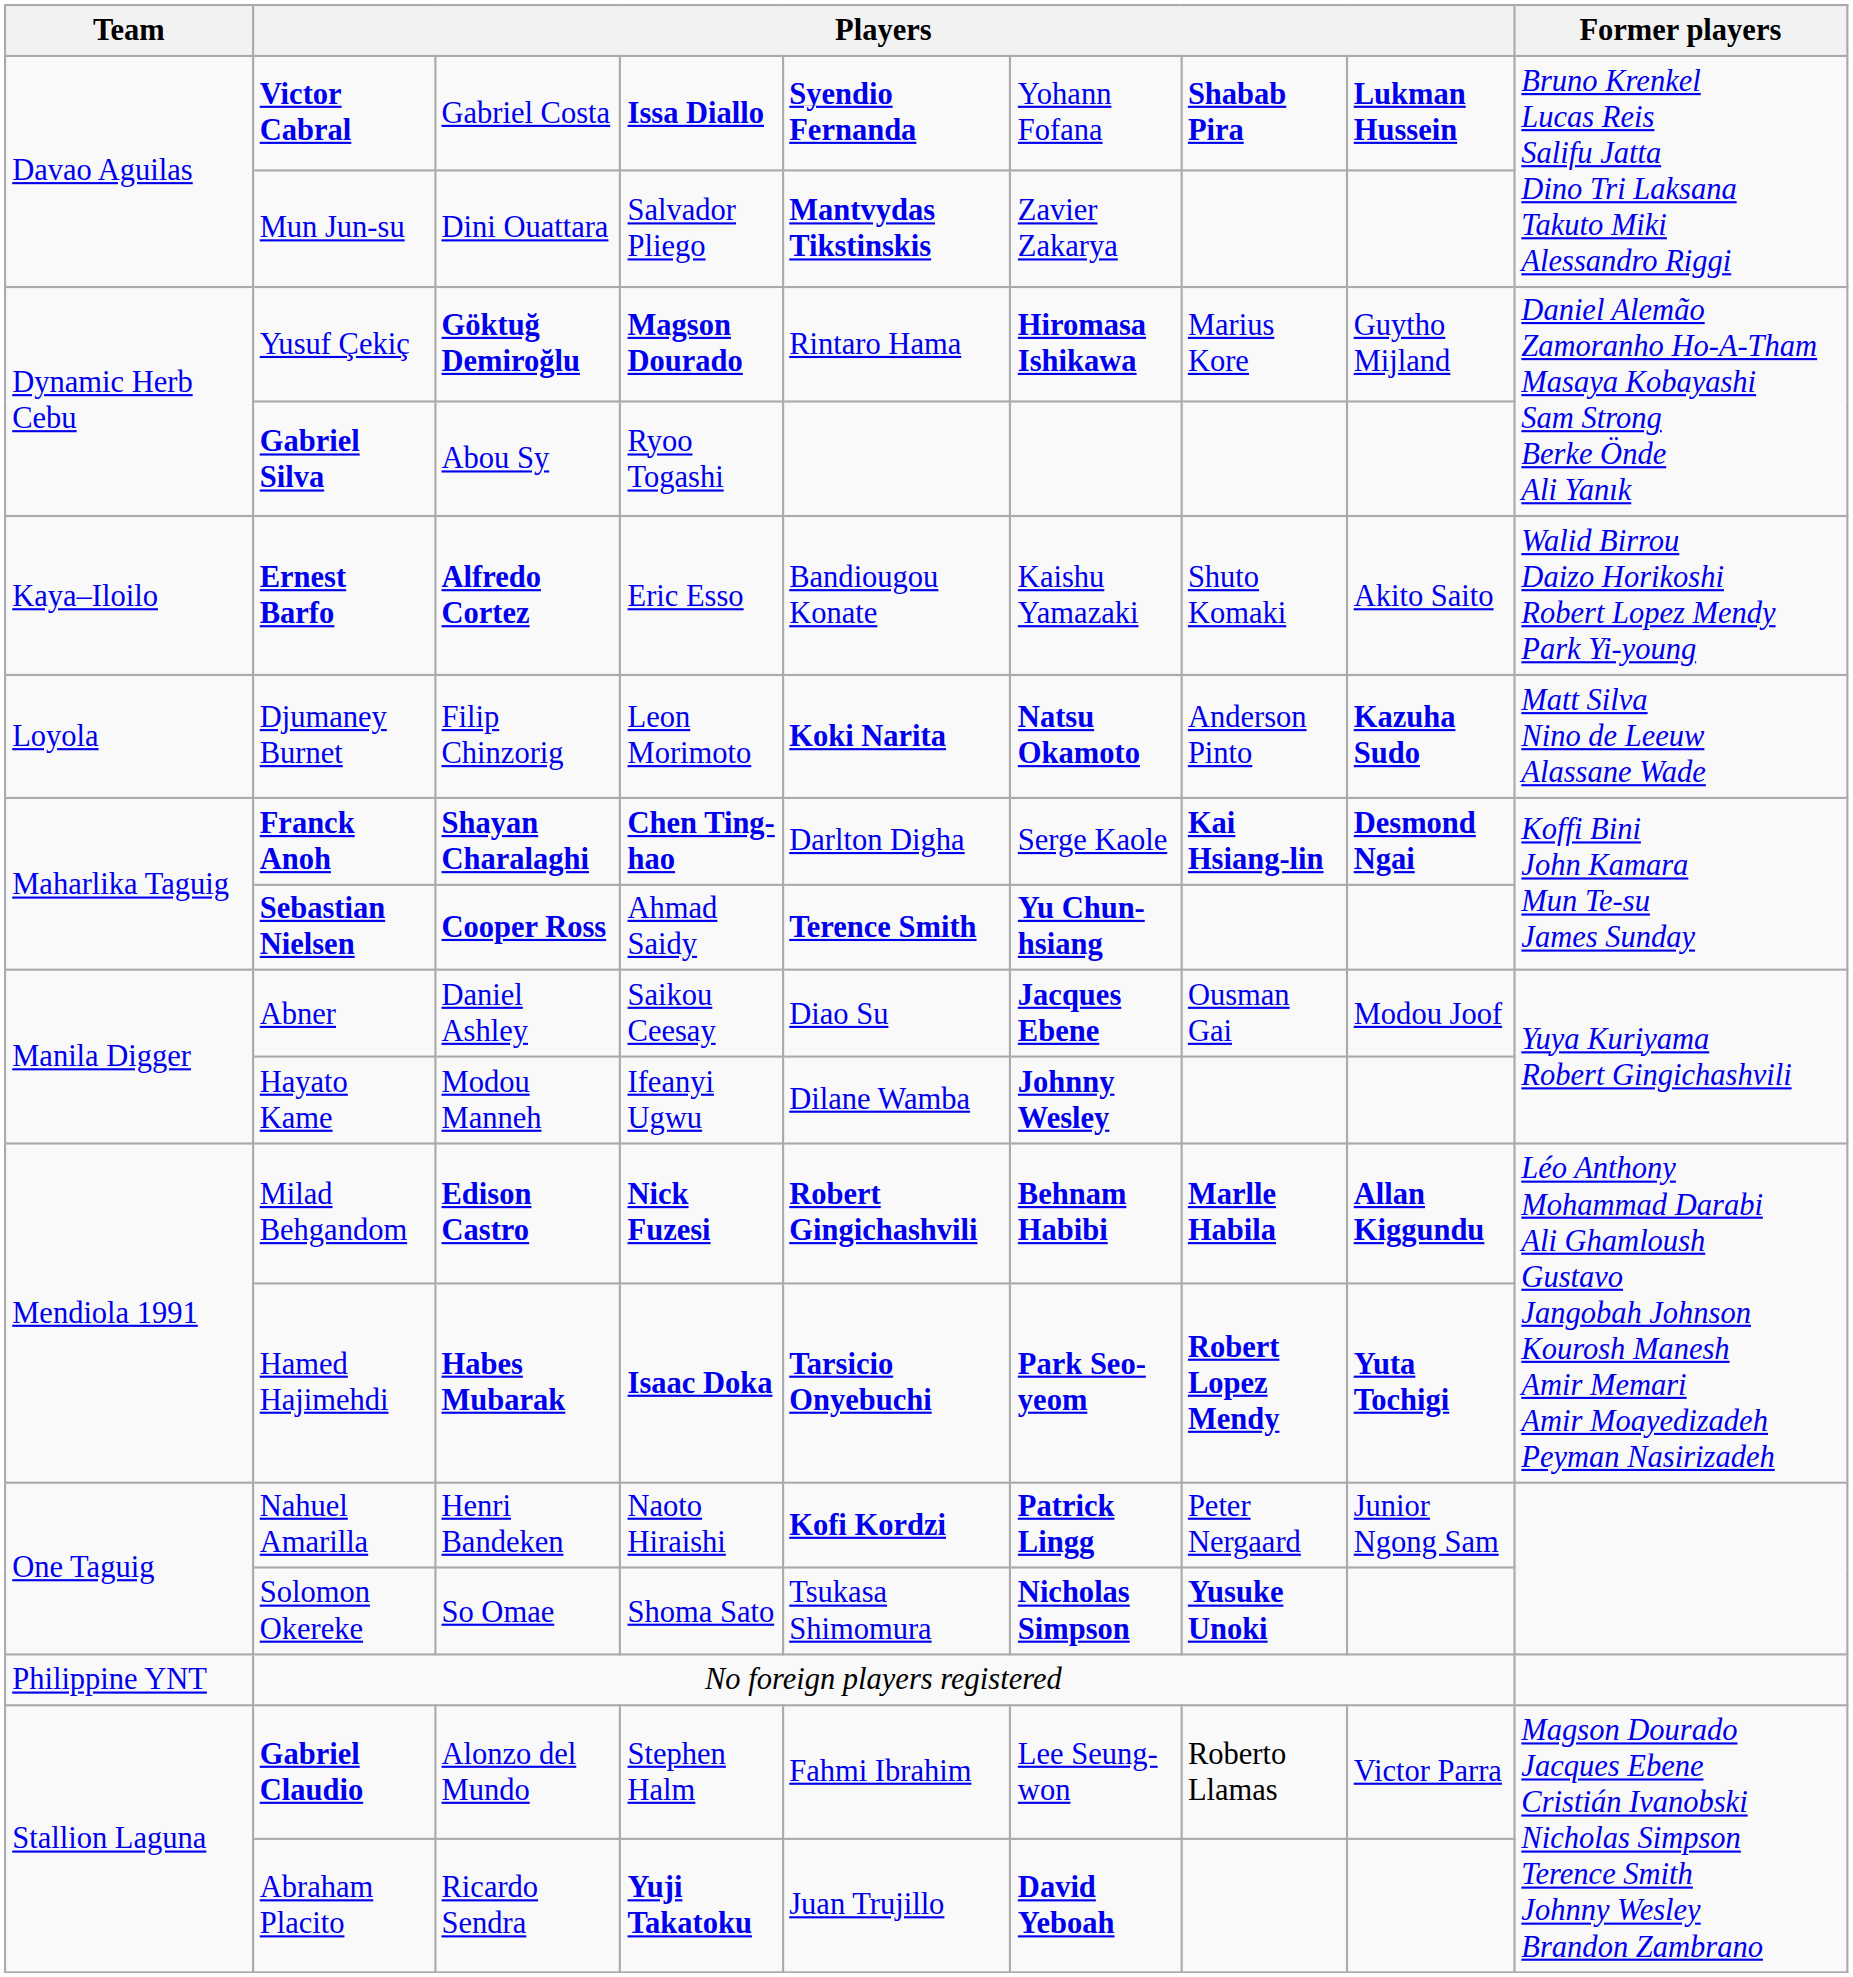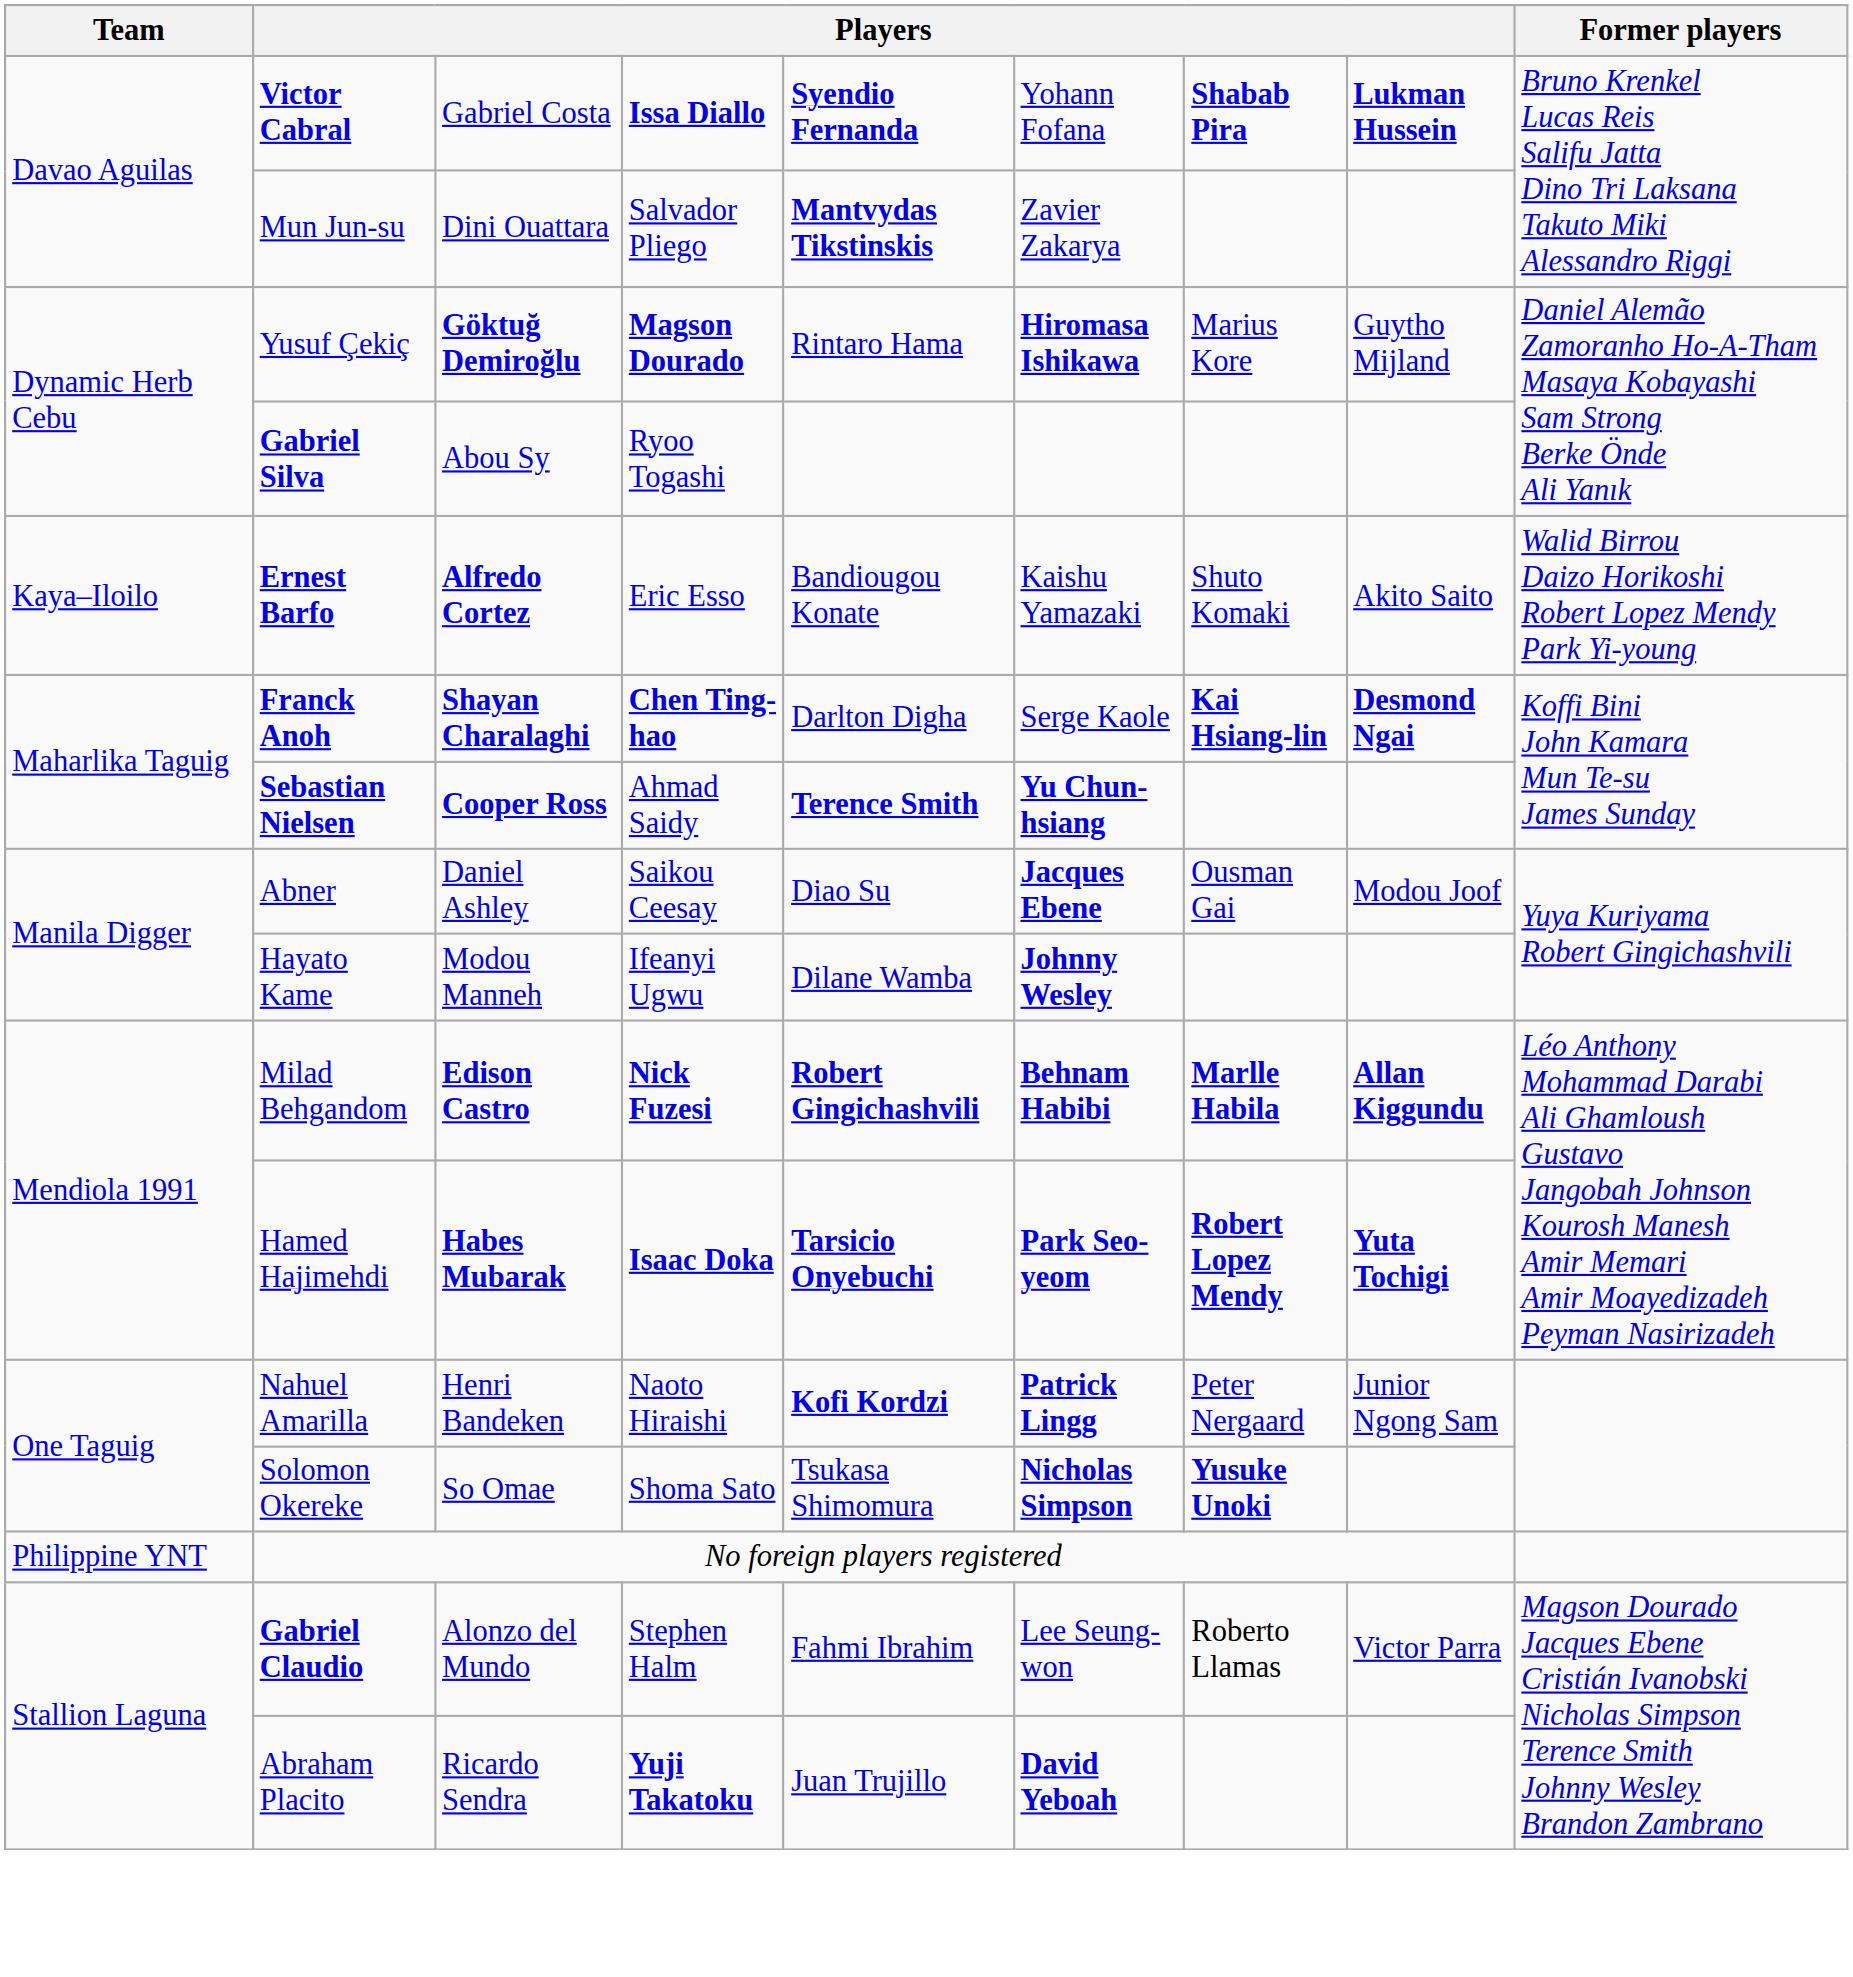- row: (323, 736)
